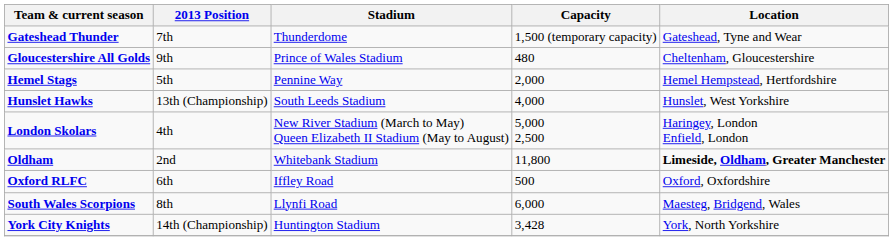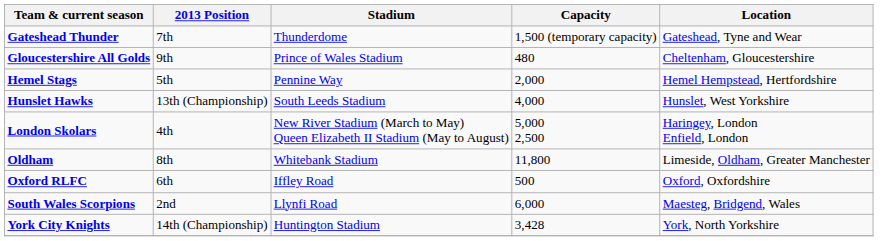(166, 160) 2nd -> (165, 160) 8th
(774, 160) bold -> (766, 160) normal
(165, 203) 8th -> (166, 203) 2nd
